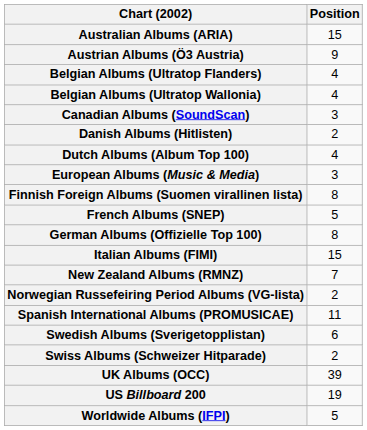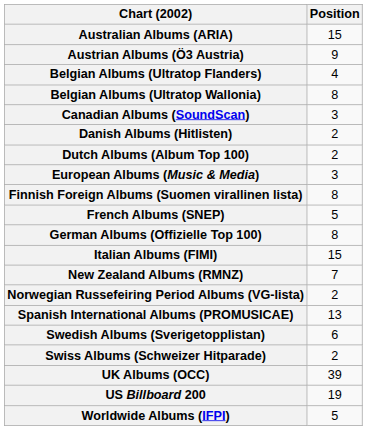(335, 94) 4 -> (335, 94) 8
(335, 154) 4 -> (335, 154) 2
(335, 315) 11 -> (335, 315) 13
